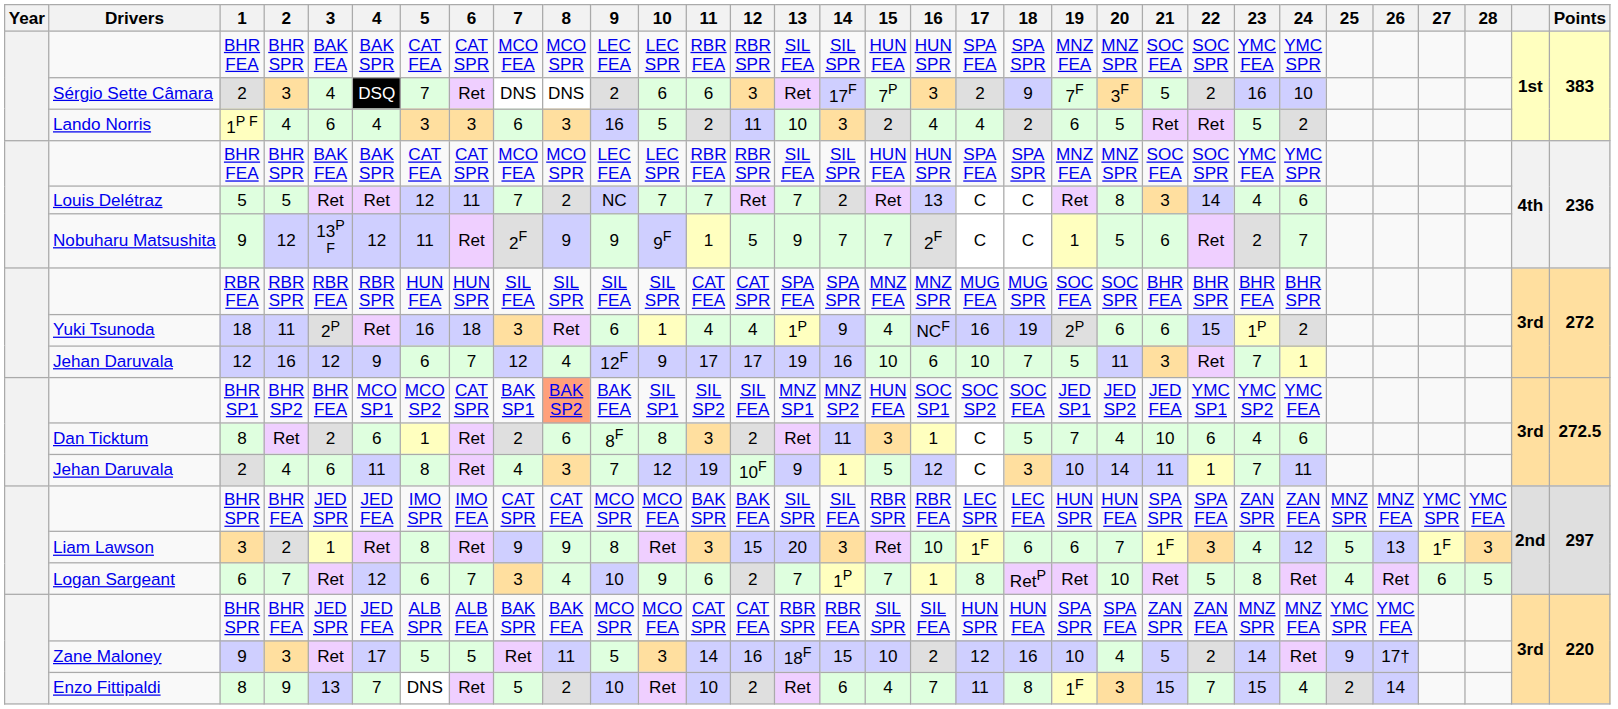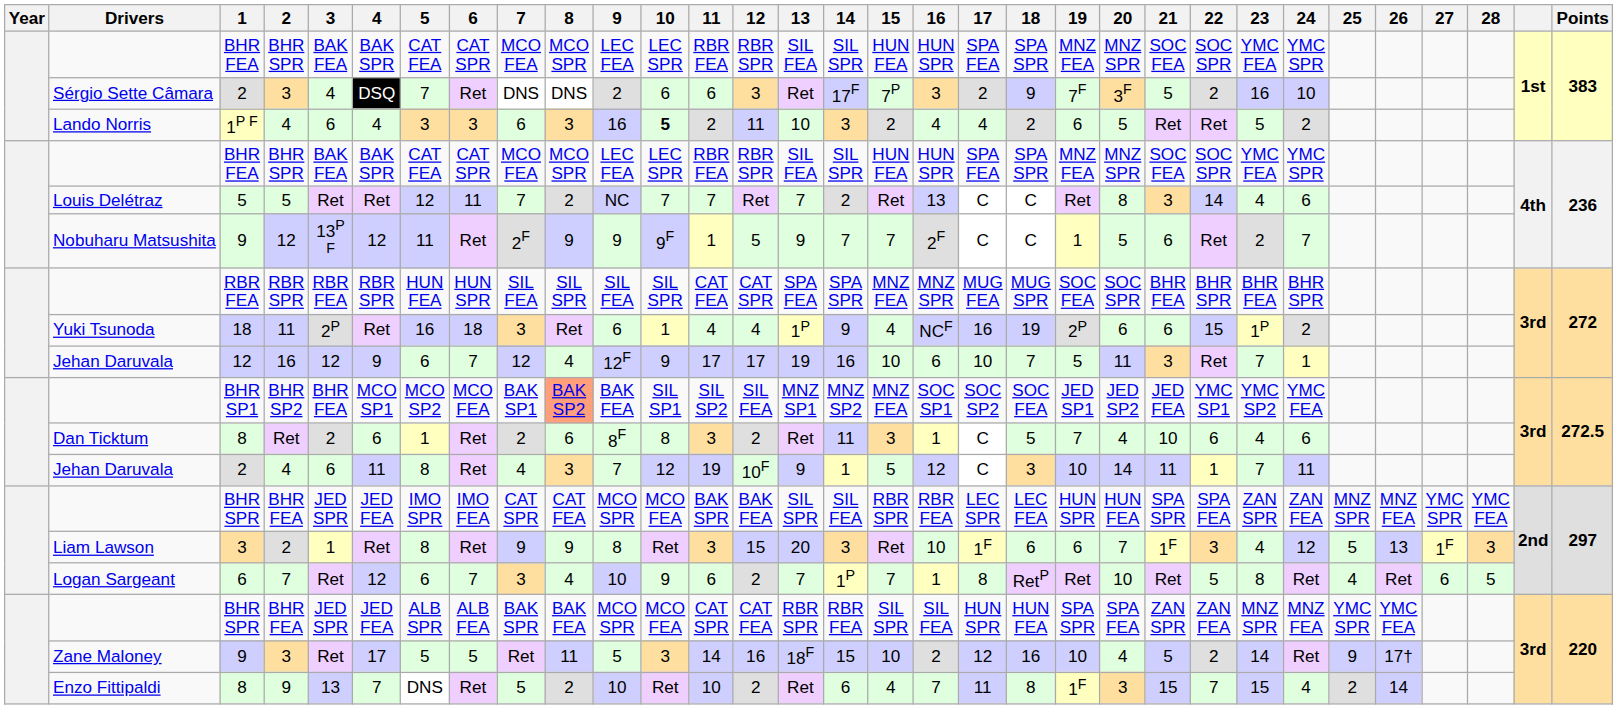(662, 124) normal -> (665, 124) bold
(471, 400) CAT SPR -> (473, 400) MCO FEA
(888, 400) HUN FEA -> (891, 400) MNZ FEA
